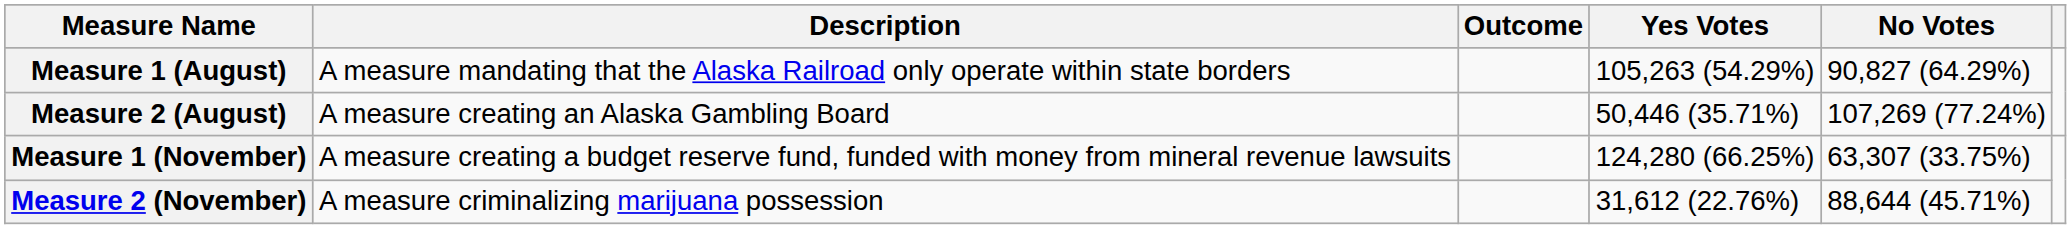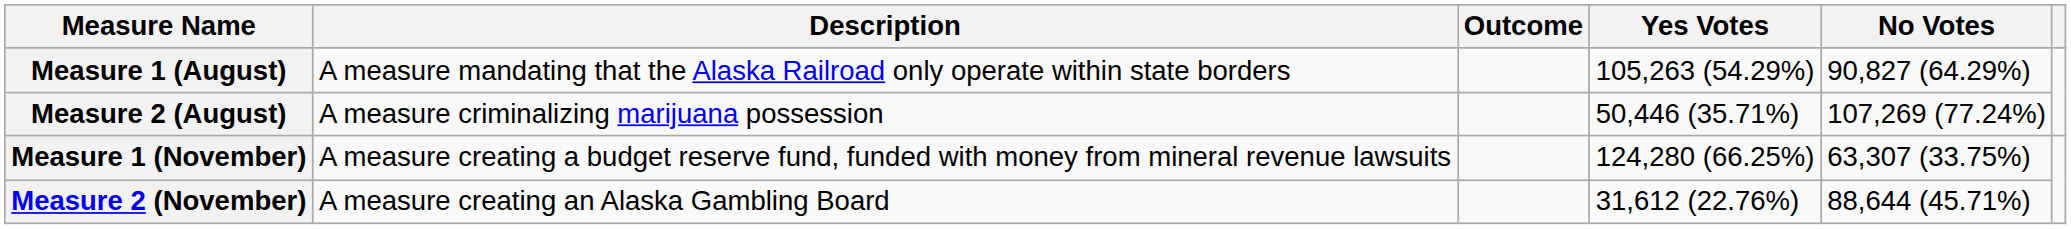(604, 113) A measure creating an Alaska Gambling Board -> (601, 113) A measure criminalizing marijuana possession
(601, 200) A measure criminalizing marijuana possession -> (604, 200) A measure creating an Alaska Gambling Board
